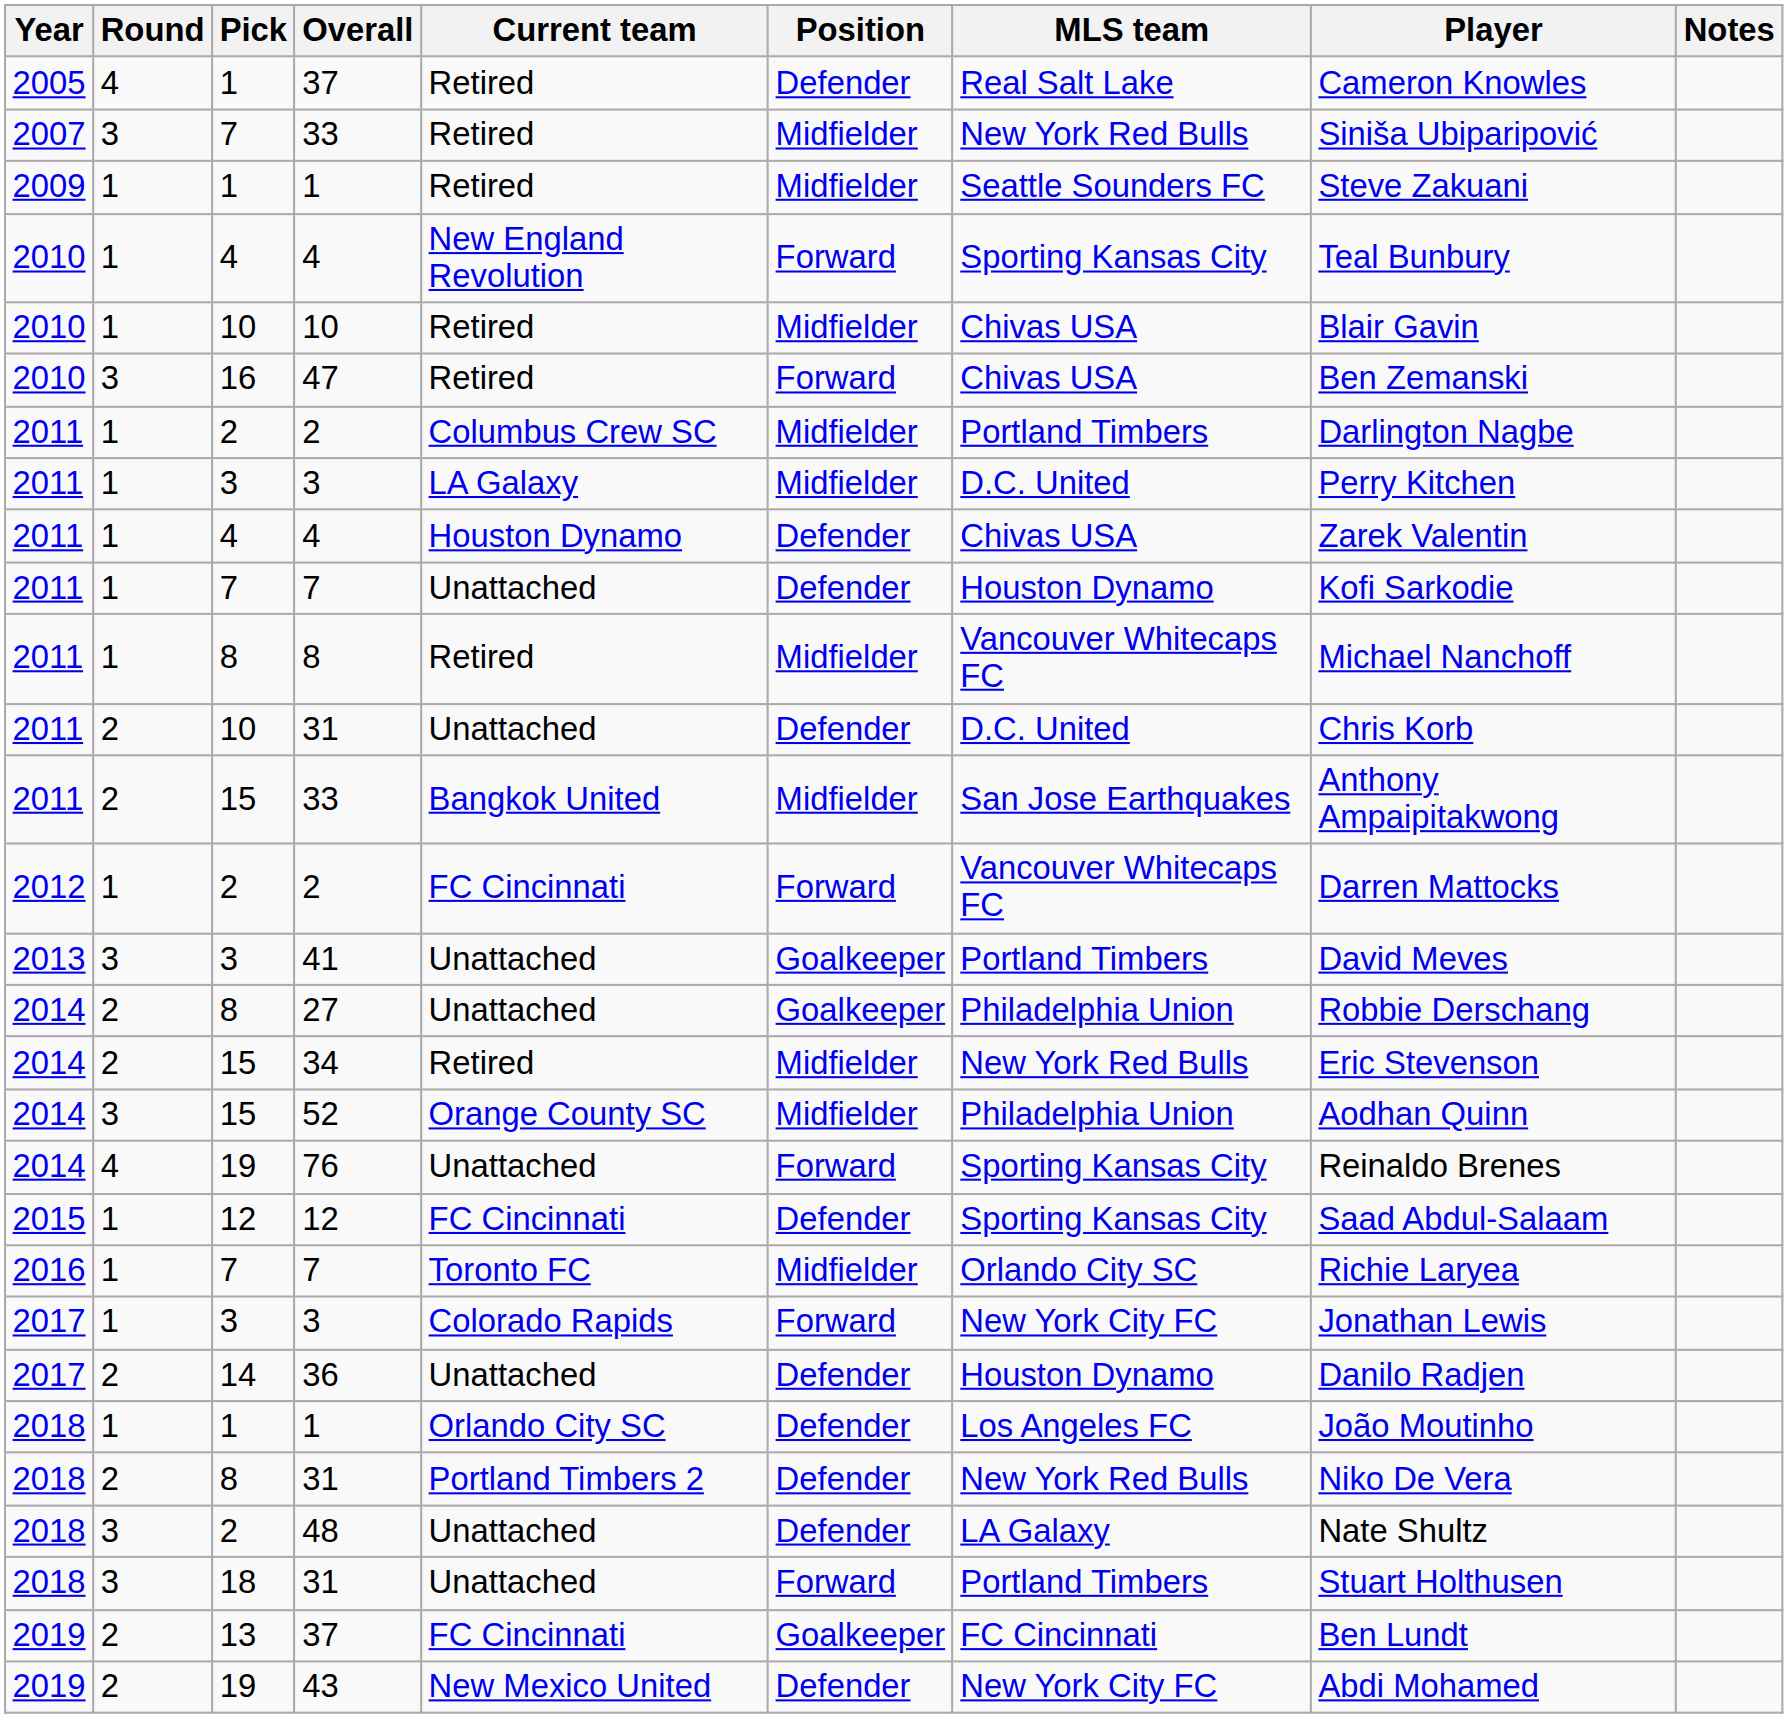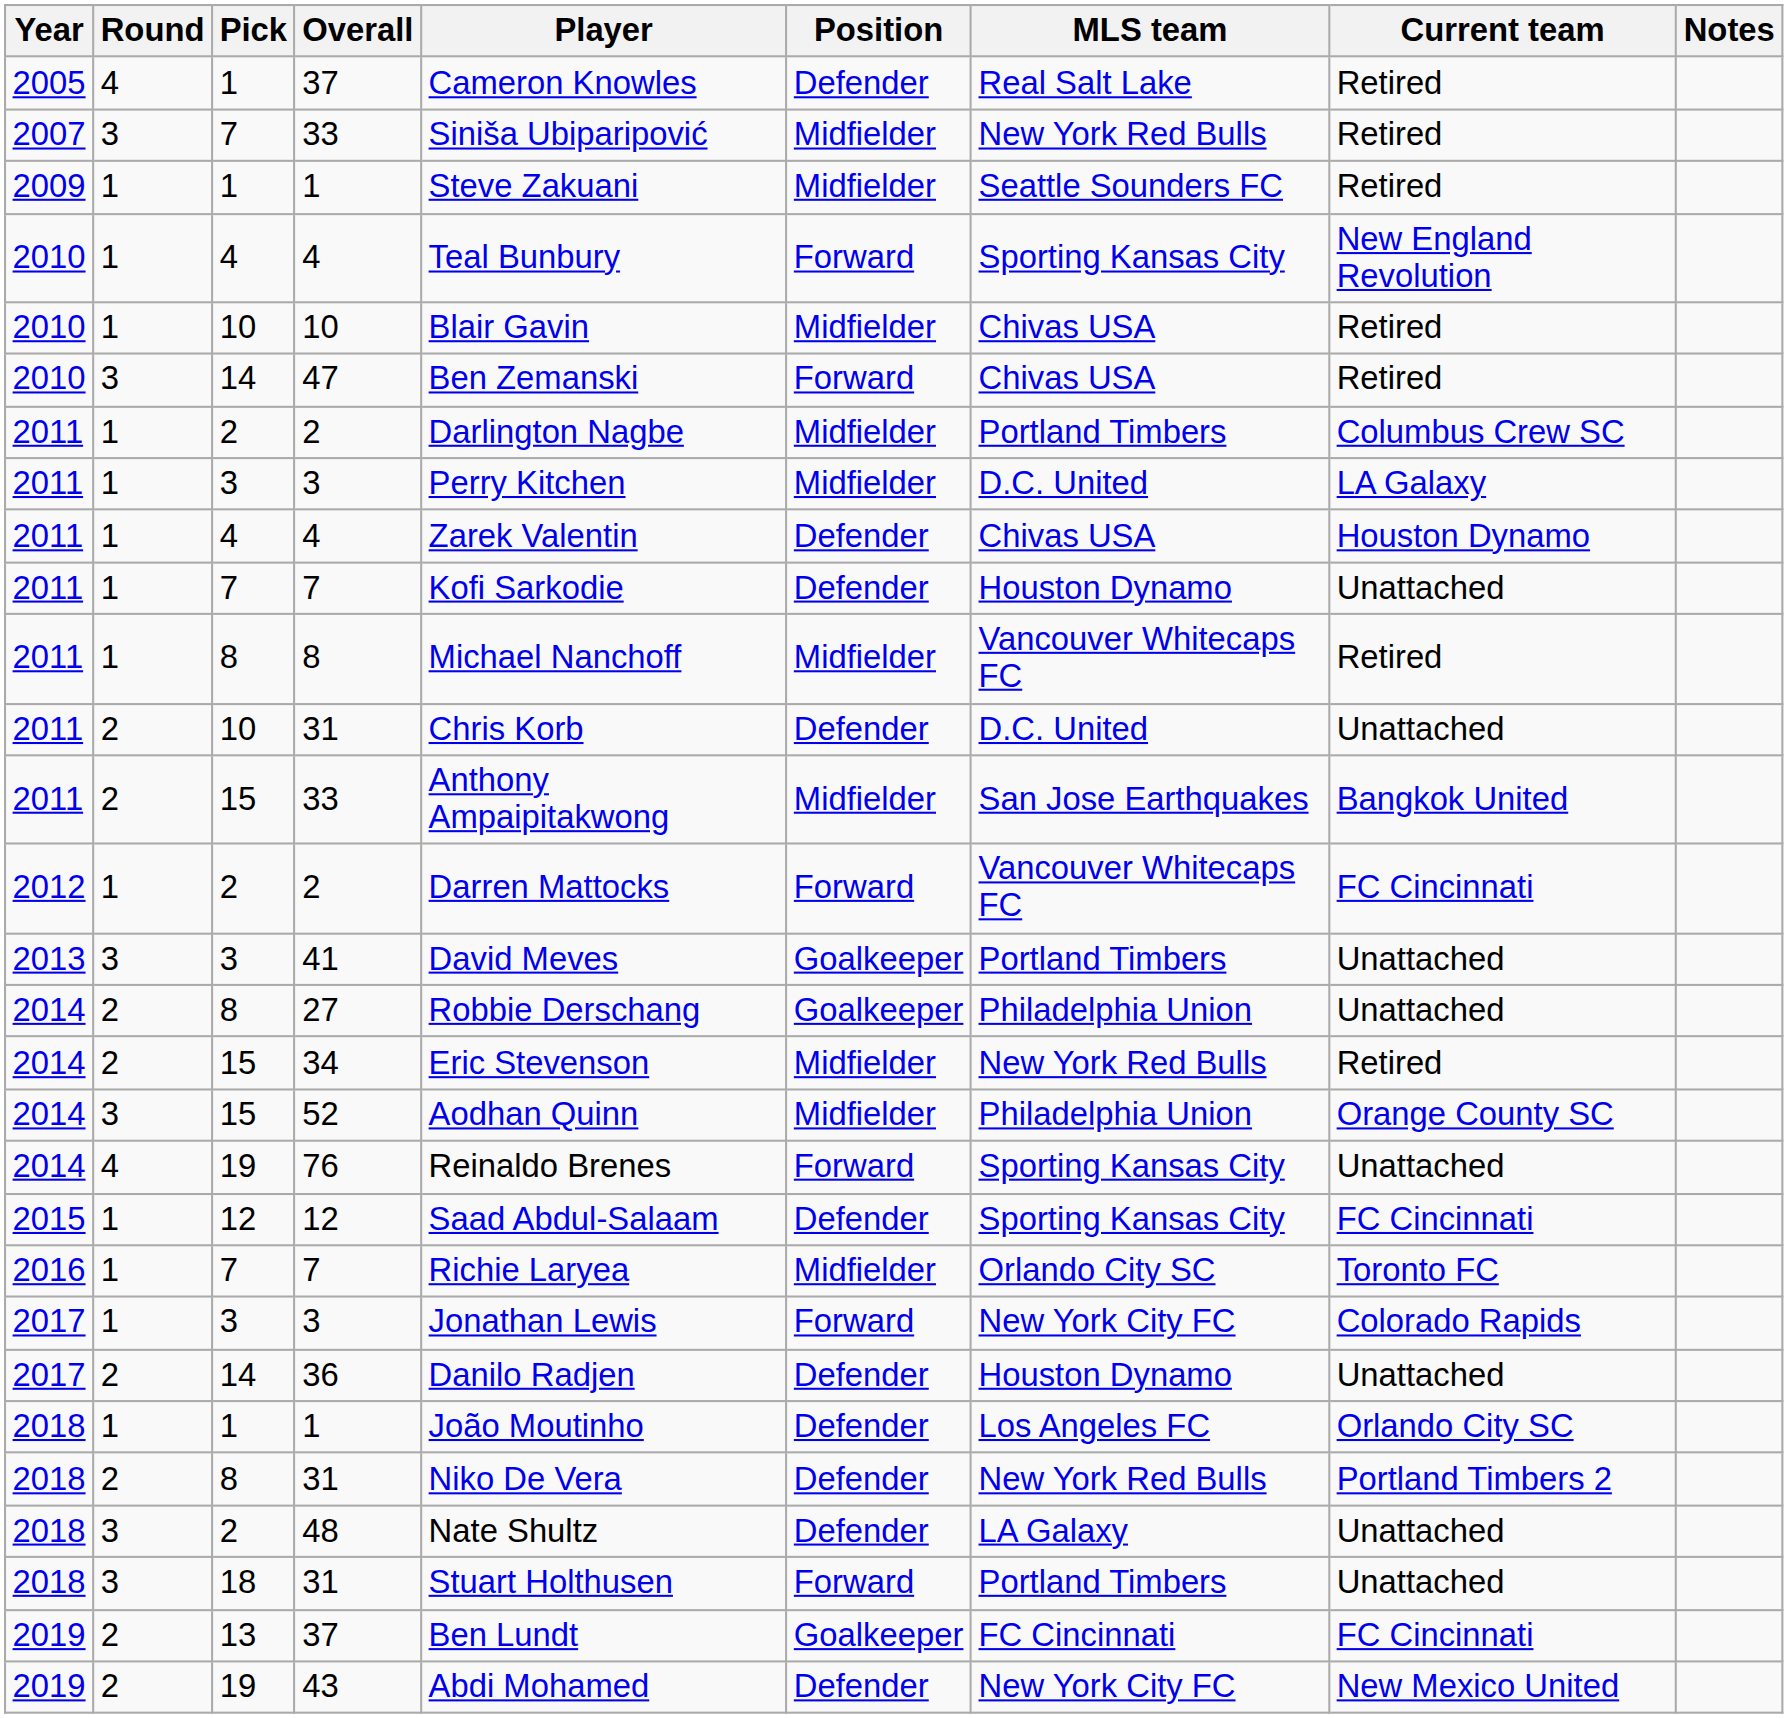columns swapped: (1493, 30) <-> (595, 30)
(238, 379) 16 -> (238, 379) 14
